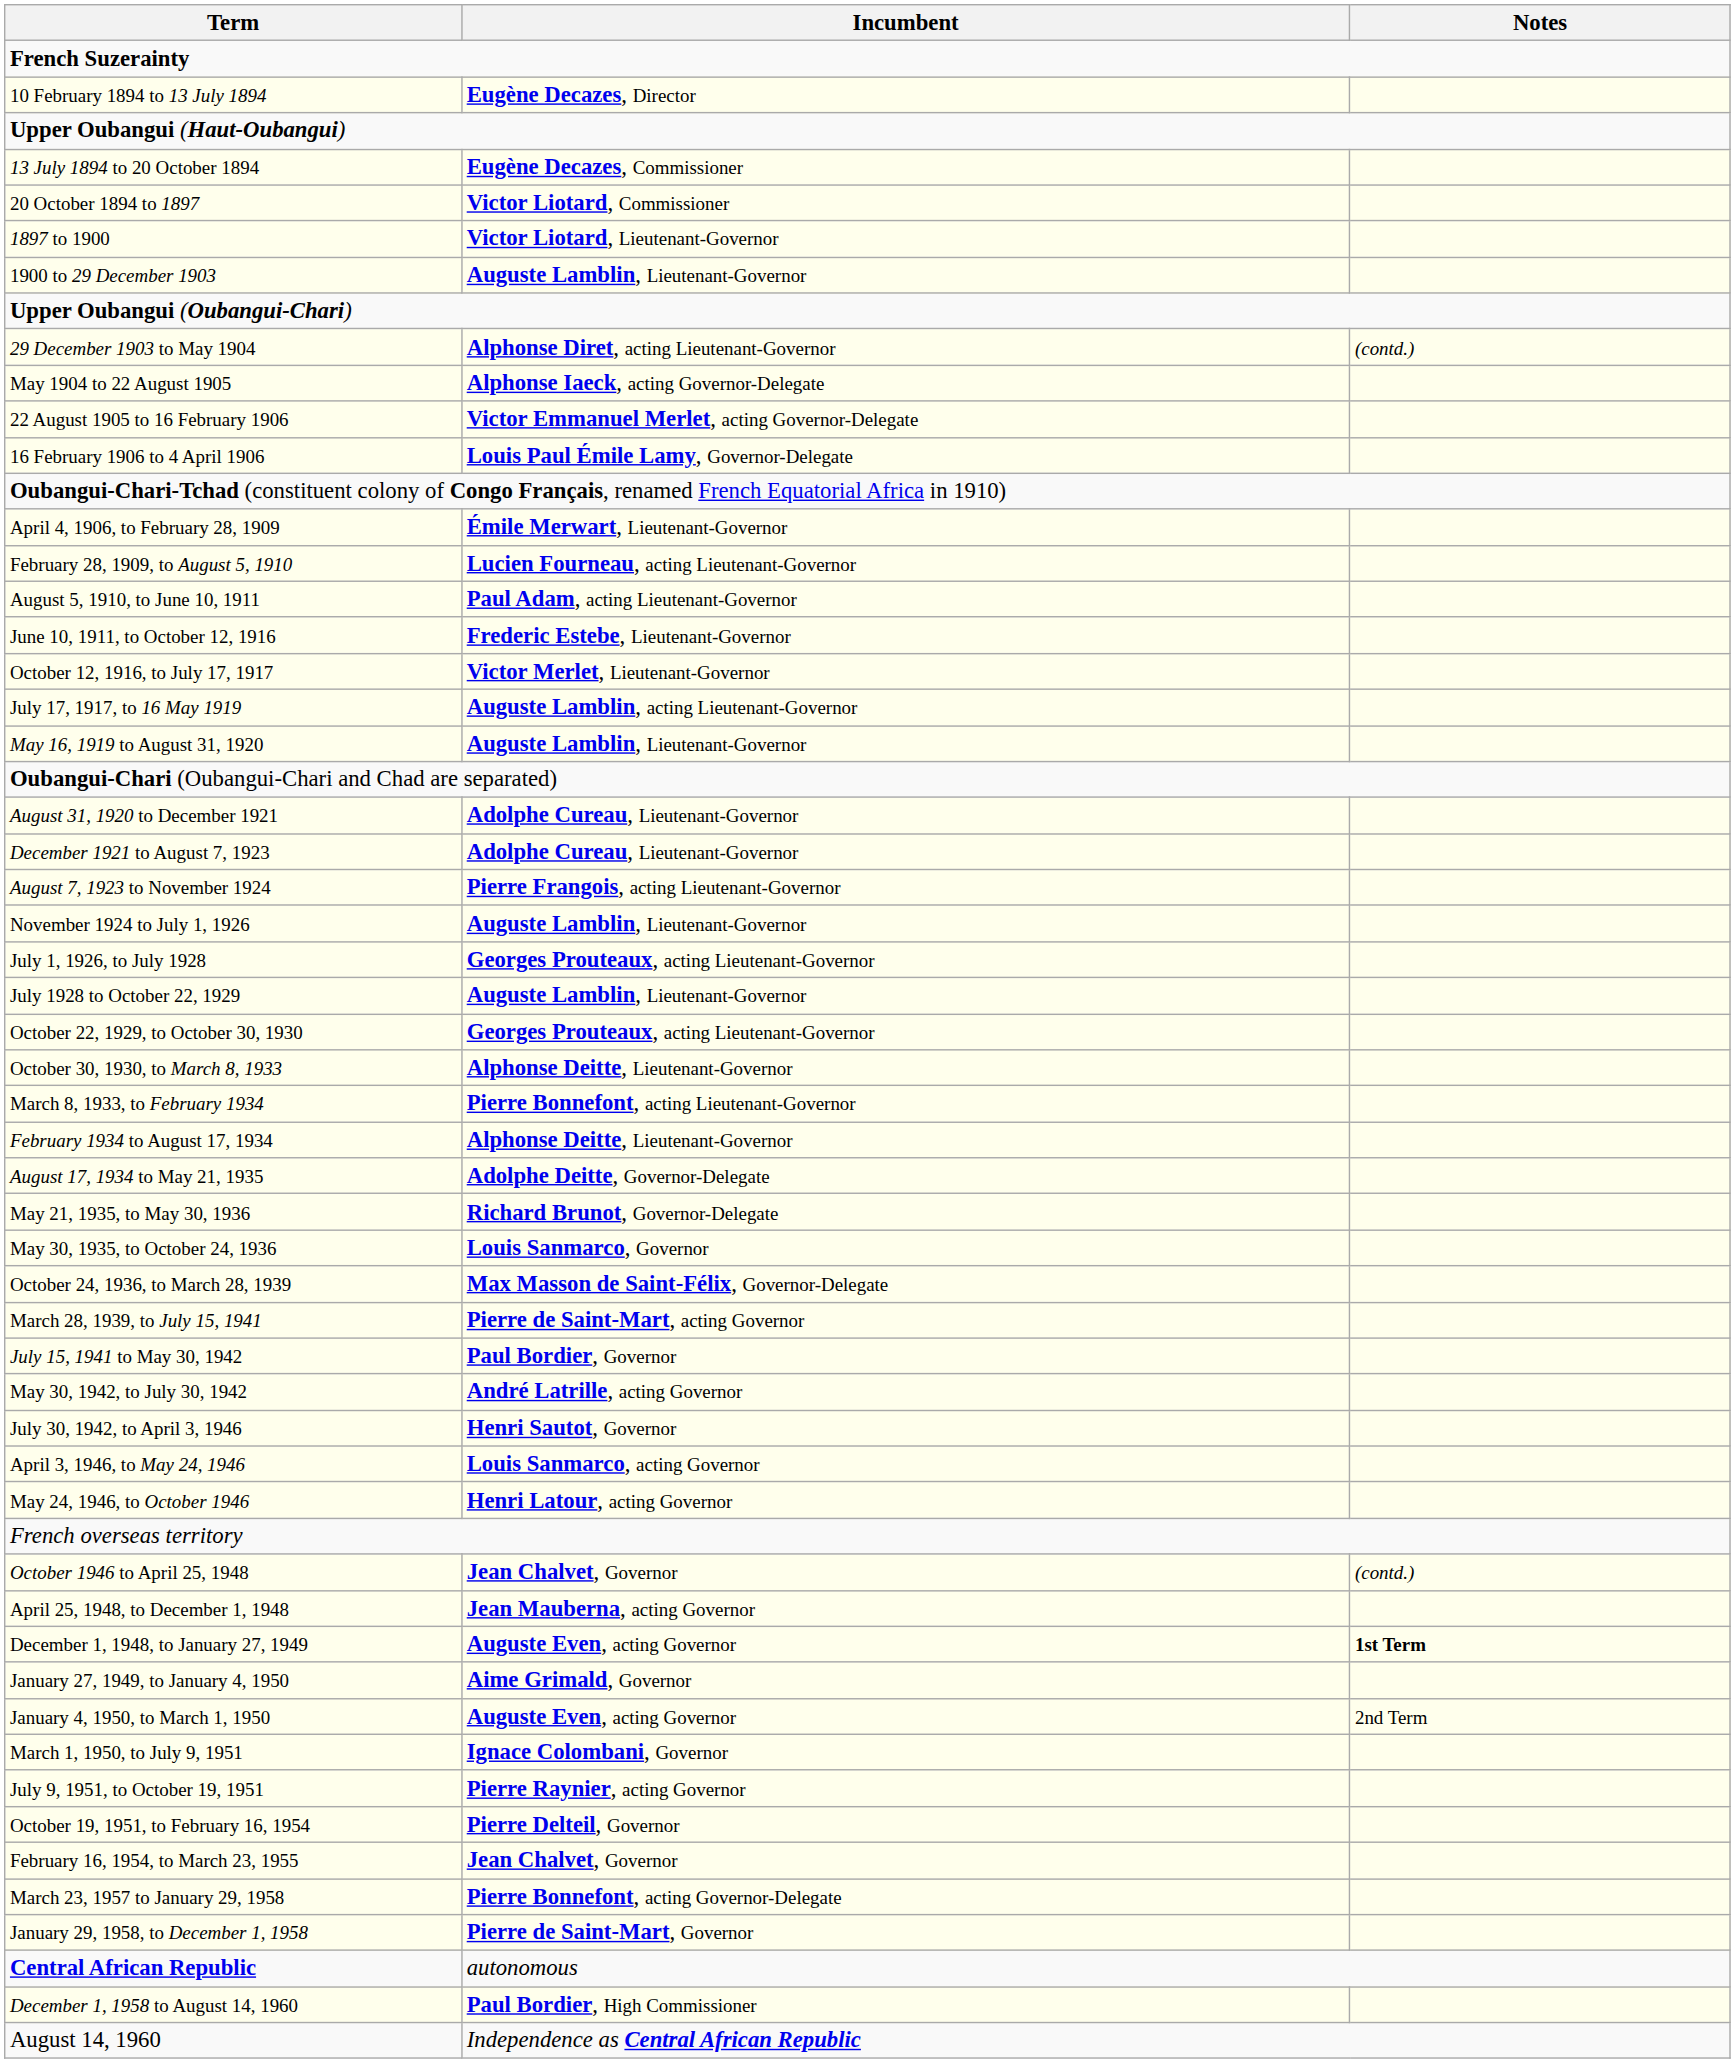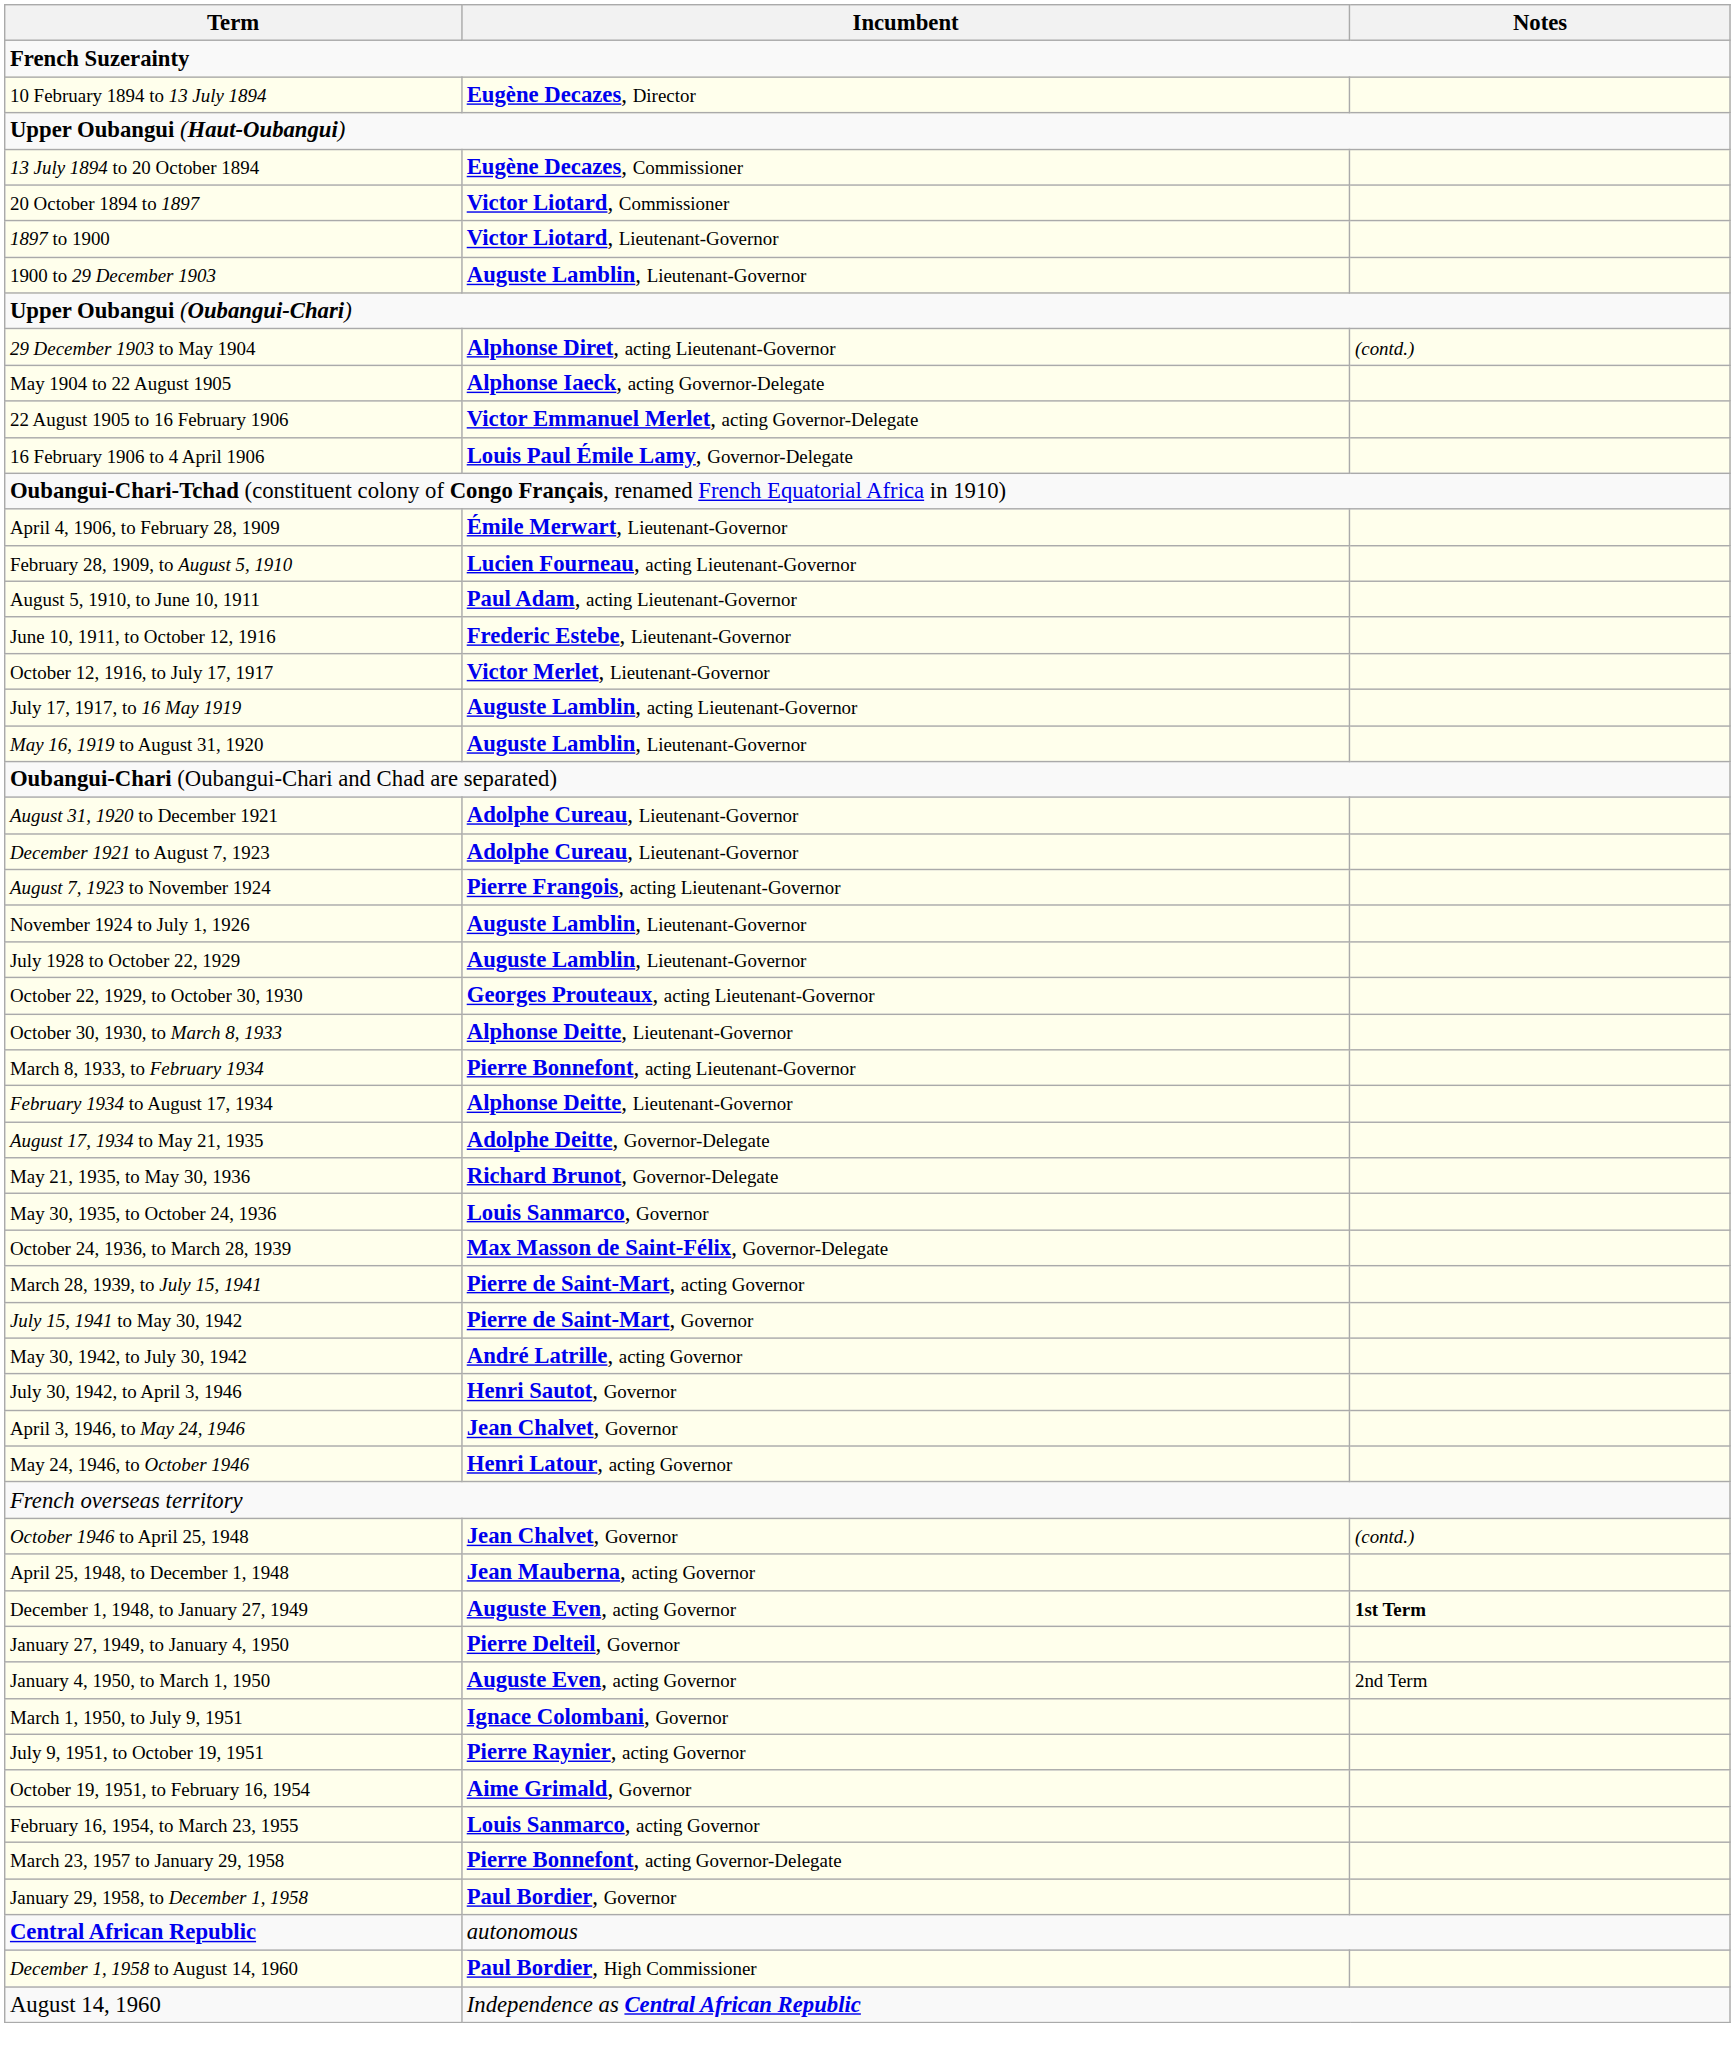- row: (108, 960)
(571, 1355) Paul Bordier, Governor -> (610, 1319) Pierre de Saint-Mart, Governor
(613, 1463) Louis Sanmarco, acting Governor -> (572, 1427) Jean Chalvet, Governor
(579, 1680) Aime Grimald, Governor -> (573, 1643) Pierre Delteil, Governor
(573, 1824) Pierre Delteil, Governor -> (579, 1788) Aime Grimald, Governor
(572, 1860) Jean Chalvet, Governor -> (613, 1824) Louis Sanmarco, acting Governor
(610, 1932) Pierre de Saint-Mart, Governor -> (571, 1896) Paul Bordier, Governor
